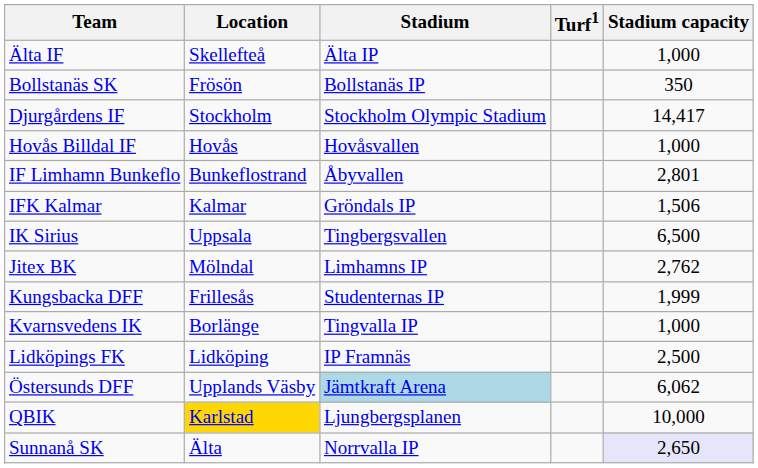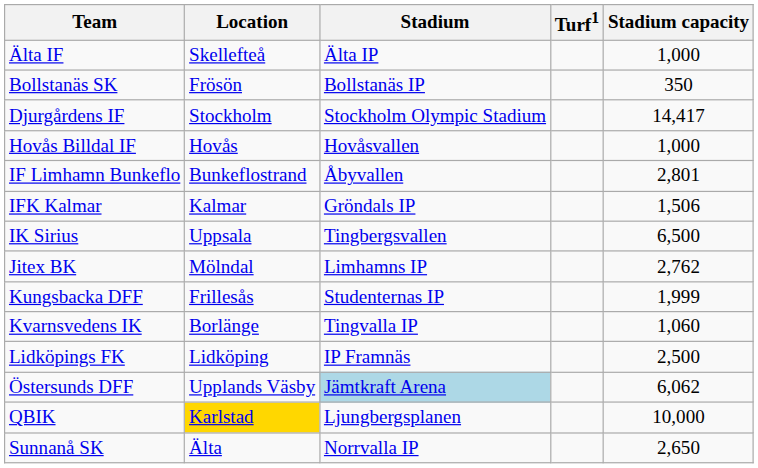(678, 326) 1,000 -> (678, 326) 1,060
(678, 447) lavender background -> (678, 447) no background
